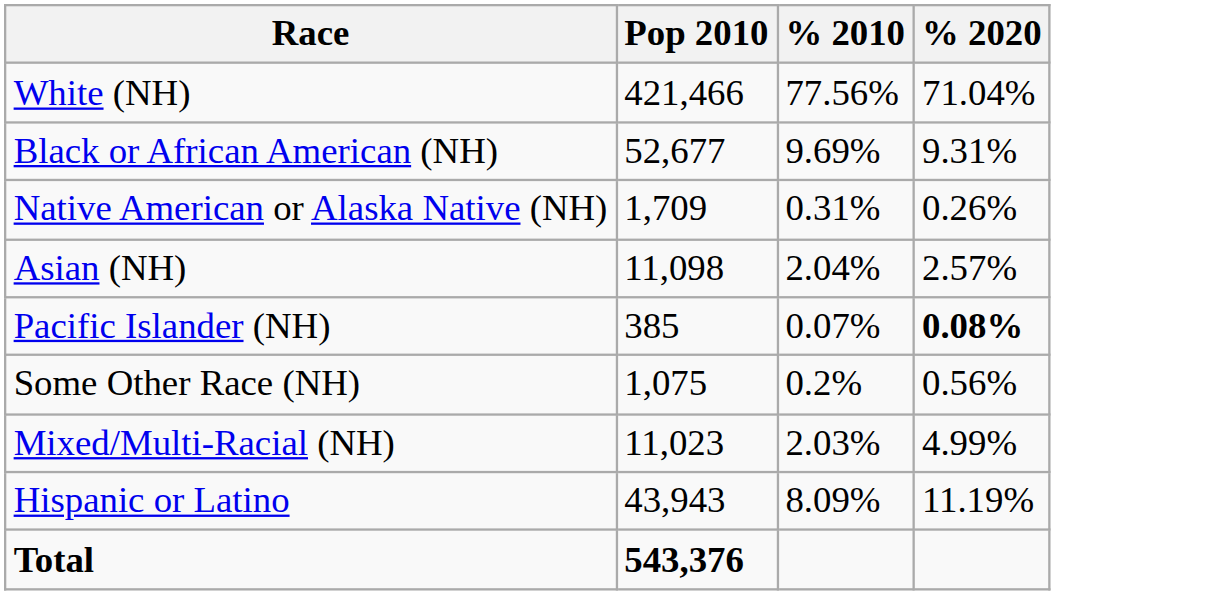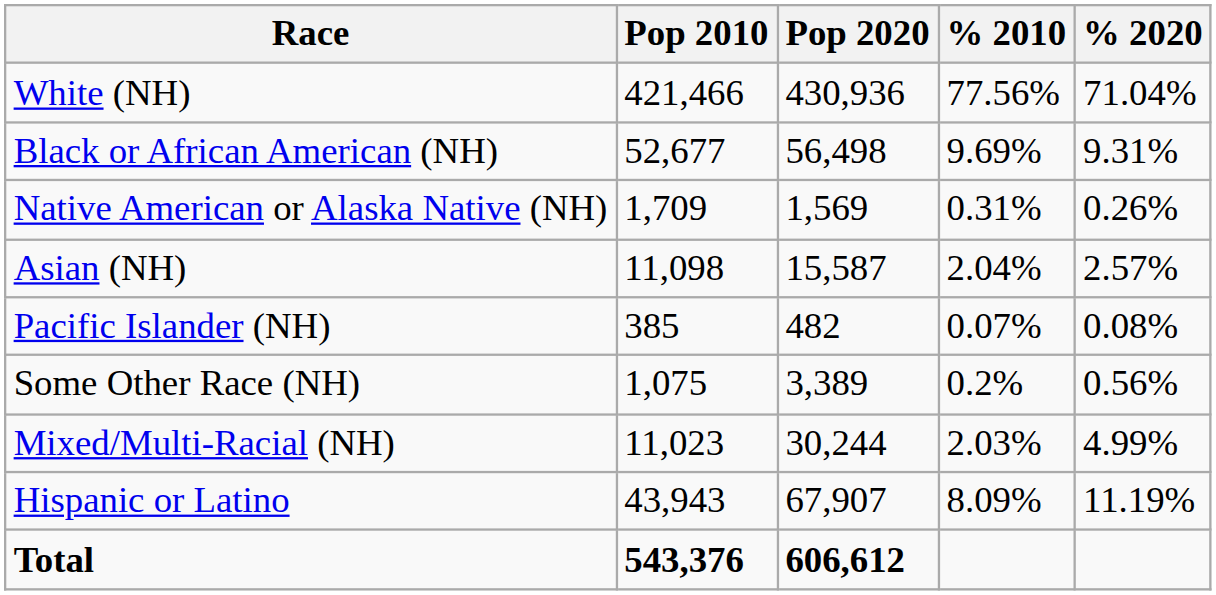+ column: (857, 33)
(973, 325) bold -> (1131, 325) normal
